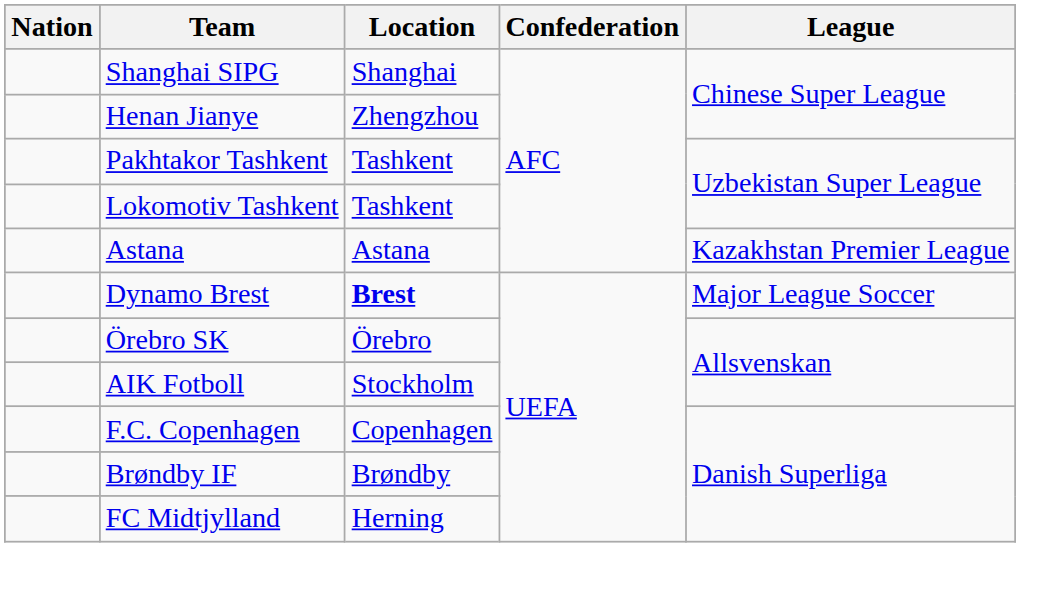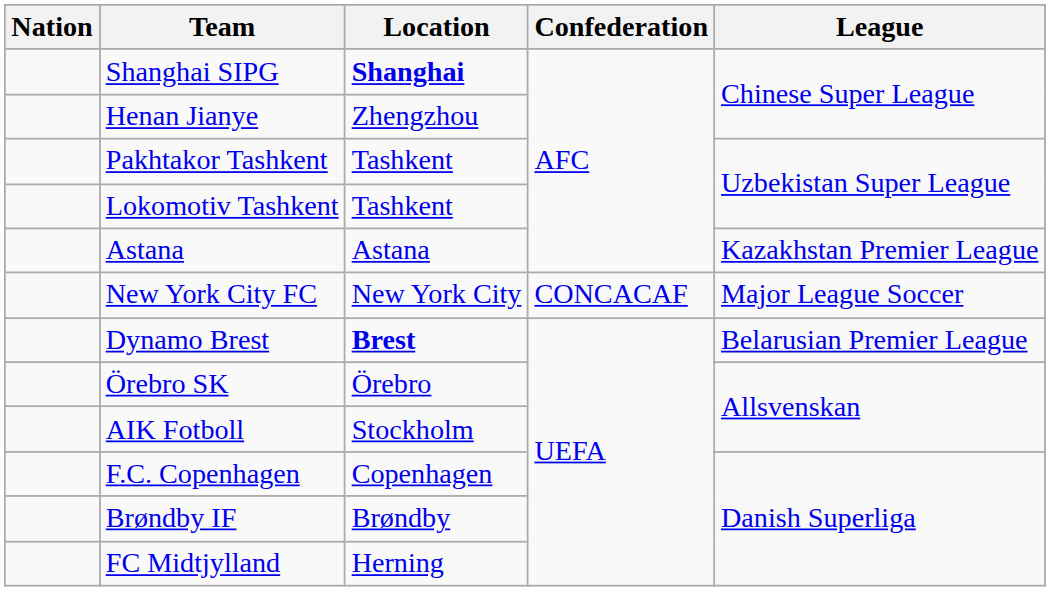(404, 71) normal -> (408, 71) bold
+ row: (211, 294)
(813, 294) Major League Soccer -> (874, 339) Belarusian Premier League
